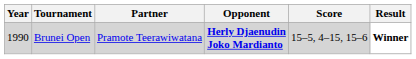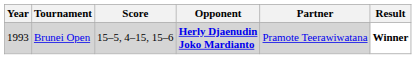columns swapped: (150, 13) <-> (329, 13)
(18, 38) 1990 -> (18, 38) 1993
